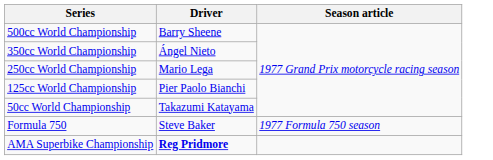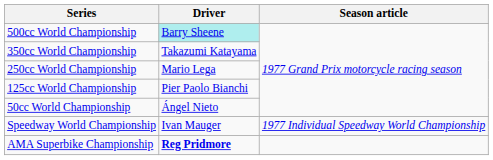(190, 32) no background -> (193, 32) paleturquoise background
(187, 51) Ángel Nieto -> (209, 51) Takazumi Katayama
(206, 107) Takazumi Katayama -> (190, 107) Ángel Nieto
+ row: (82, 126)
- row: (37, 126)
